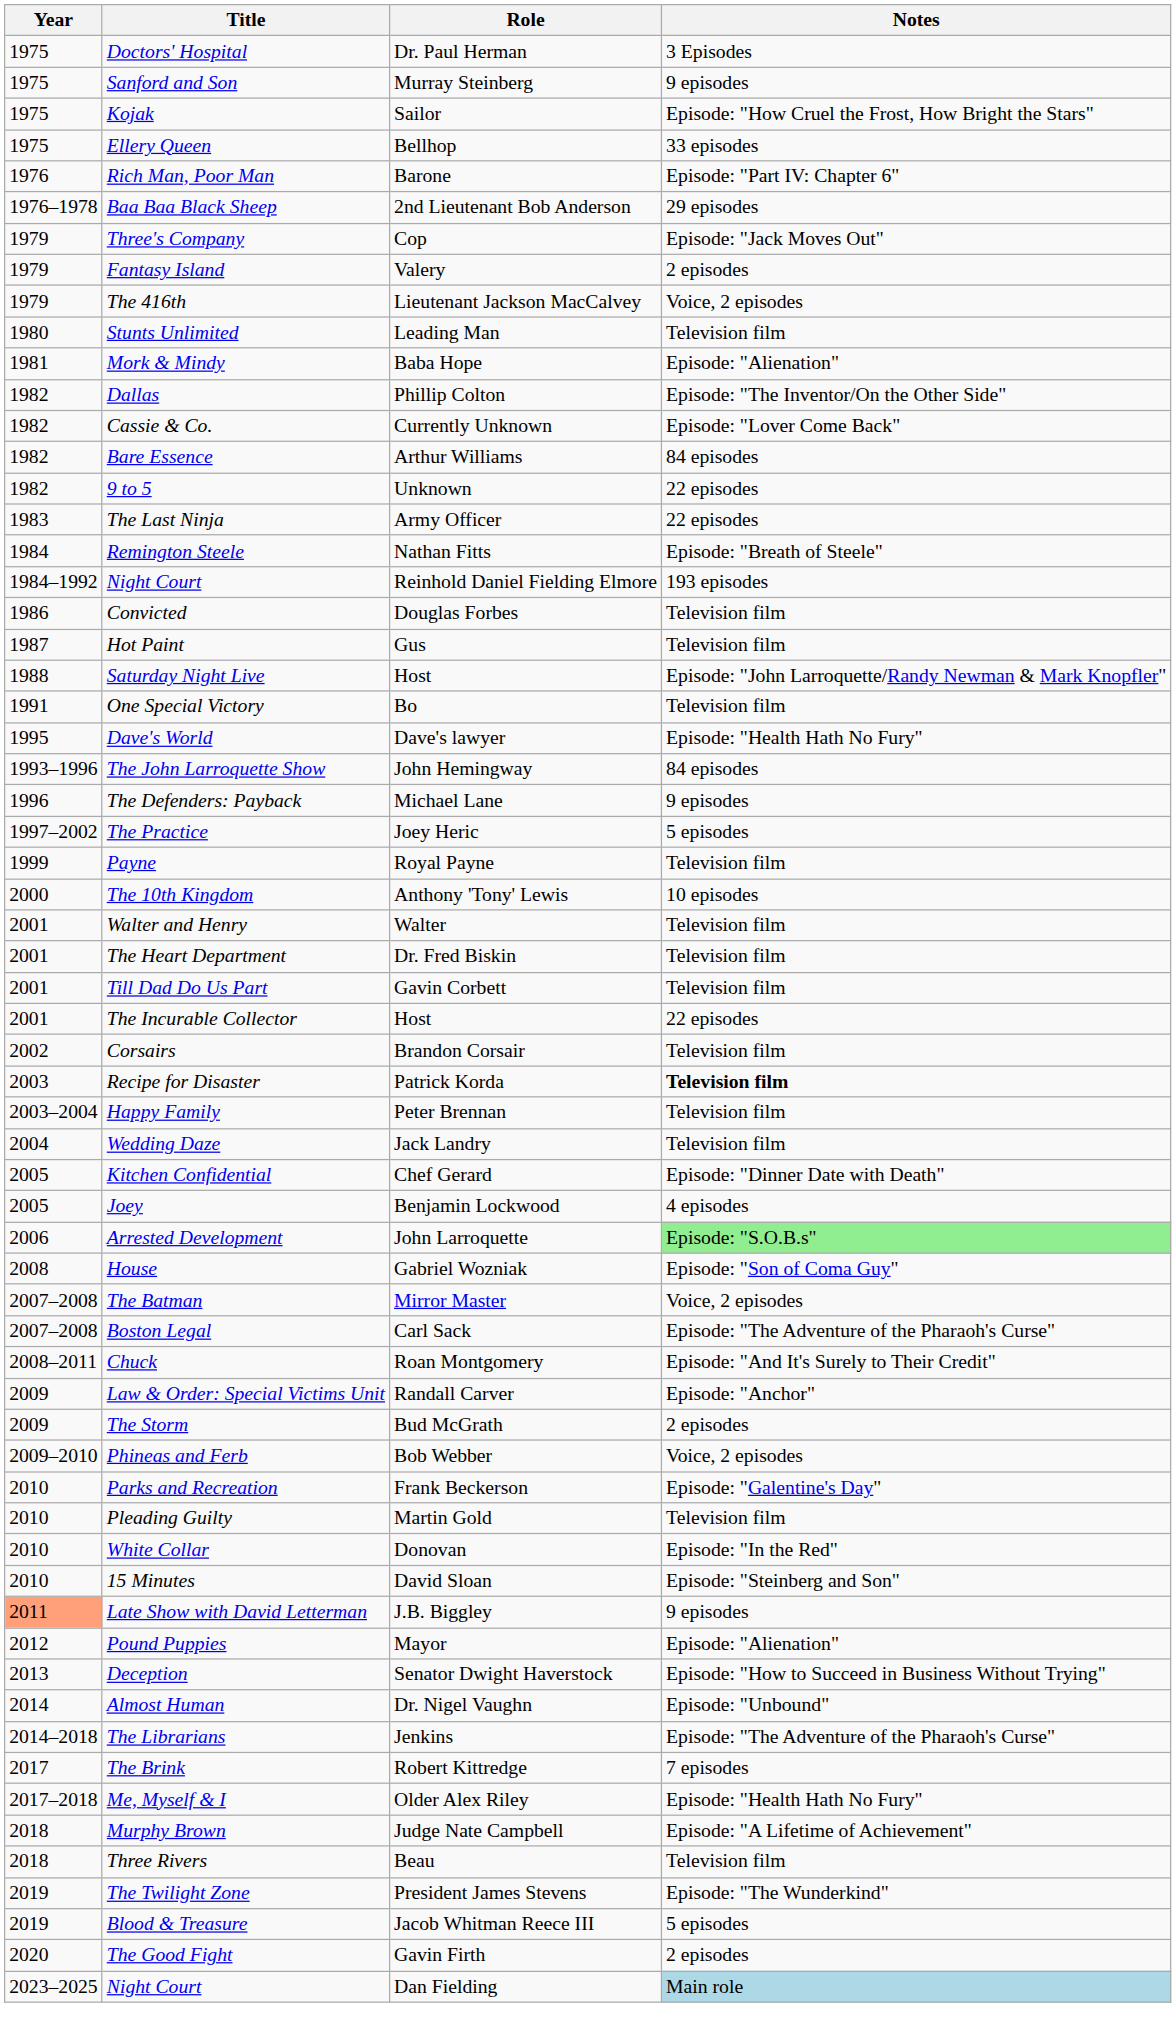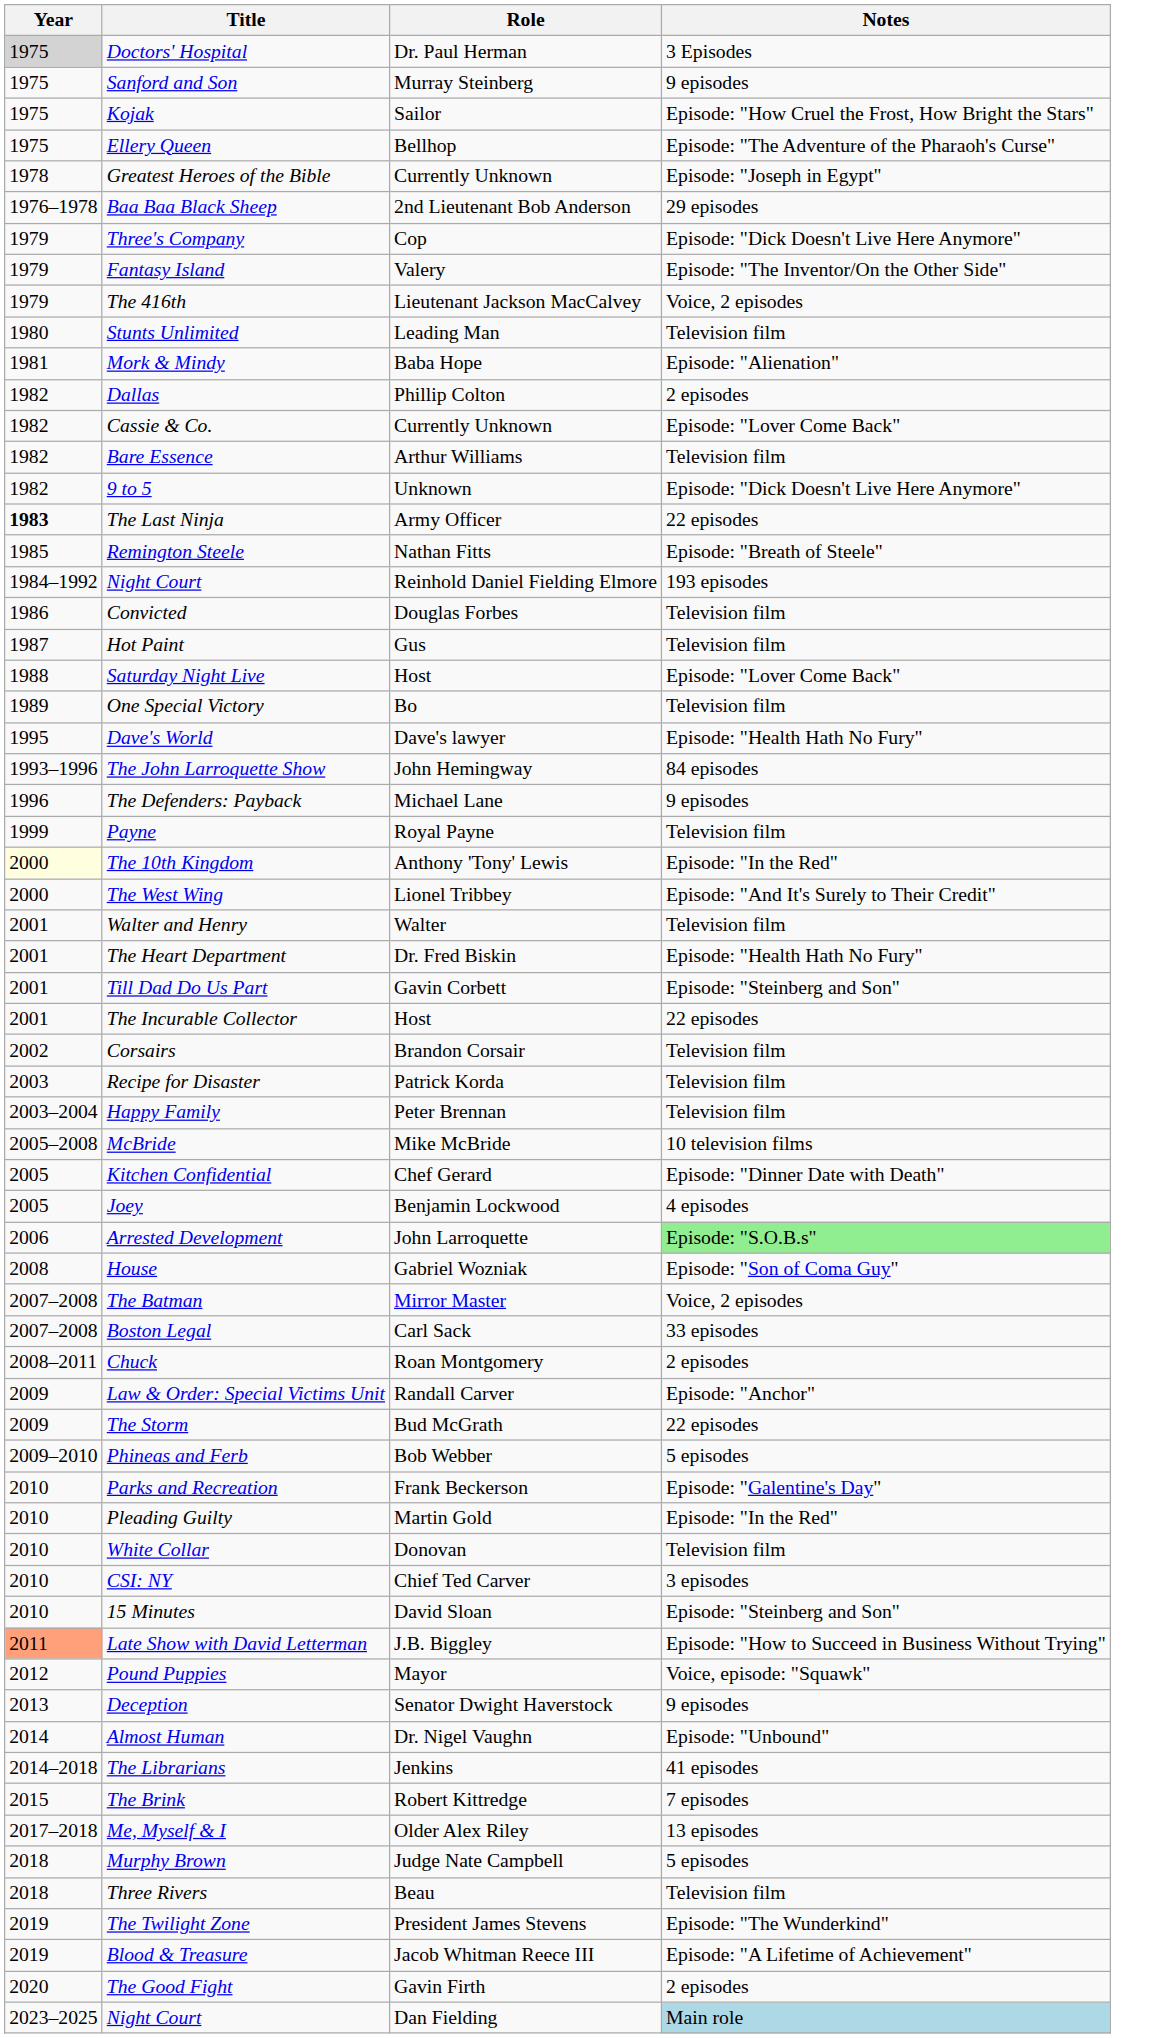(29, 51) no background -> (29, 51) lightgrey background
(712, 144) 33 episodes -> (861, 144) Episode: "The Adventure of the Pharaoh's Curse"
- row: (190, 176)
+ row: (219, 176)
(775, 238) Episode: "Jack Moves Out" -> (843, 238) Episode: "Dick Doesn't Live Here Anymore"
(707, 269) 2 episodes -> (836, 269) Episode: "The Inventor/On the Other Side"
(836, 394) Episode: "The Inventor/On the Other Side" -> (707, 394) 2 episodes
(712, 457) 84 episodes -> (726, 457) Television film
(712, 488) 22 episodes -> (843, 488) Episode: "Dick Doesn't Live Here Anymore"
(29, 519) normal -> (29, 519) bold
(29, 550) 1984 -> (29, 550) 1985
(916, 675) Episode: "John Larroquette/Randy Newman & Mark Knopfler" -> (783, 675) Episode: "Lover Come Back"
(29, 706) 1991 -> (29, 706) 1989
- row: (157, 831)
(29, 894) no background -> (29, 862) lightyellow background
(712, 894) 10 episodes -> (752, 862) Episode: "In the Red"
+ row: (165, 894)
(726, 956) Television film -> (794, 956) Episode: "Health Hath No Fury"
(726, 987) Television film -> (783, 987) Episode: "Steinberg and Son"
(727, 1081) bold -> (726, 1081) normal
- row: (164, 1143)
+ row: (141, 1143)
(861, 1330) Episode: "The Adventure of the Pharaoh's Curse" -> (712, 1330) 33 episodes
(831, 1362) Episode: "And It's Surely to Their Credit" -> (707, 1362) 2 episodes
(707, 1424) 2 episodes -> (712, 1424) 22 episodes
(734, 1455) Voice, 2 episodes -> (707, 1455) 5 episodes
(726, 1518) Television film -> (752, 1518) Episode: "In the Red"
(752, 1549) Episode: "In the Red" -> (726, 1549) Television film
+ row: (139, 1580)
(707, 1611) 9 episodes -> (886, 1643) Episode: "How to Succeed in Business Without Trying"
(753, 1643) Episode: "Alienation" -> (768, 1674) Voice, episode: "Squawk"
(886, 1674) Episode: "How to Succeed in Business Without Trying" -> (707, 1705) 9 episodes
(861, 1736) Episode: "The Adventure of the Pharaoh's Curse" -> (712, 1767) 41 episodes
(29, 1767) 2017 -> (29, 1799) 2015
(794, 1799) Episode: "Health Hath No Fury" -> (712, 1830) 13 episodes
(819, 1830) Episode: "A Lifetime of Achievement" -> (707, 1861) 5 episodes
(707, 1923) 5 episodes -> (819, 1955) Episode: "A Lifetime of Achievement"
